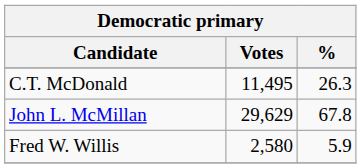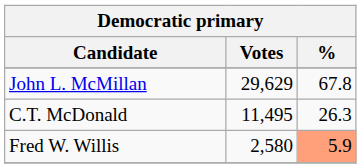rows swapped: (78, 115) <-> (68, 83)
(340, 146) no background -> (340, 146) lightsalmon background
